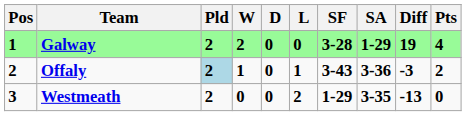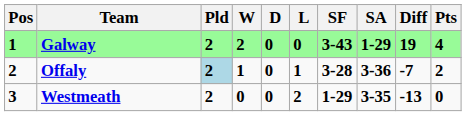(337, 44) 3-28 -> (337, 44) 3-43
(337, 70) 3-43 -> (337, 70) 3-28
(406, 70) -3 -> (406, 70) -7
